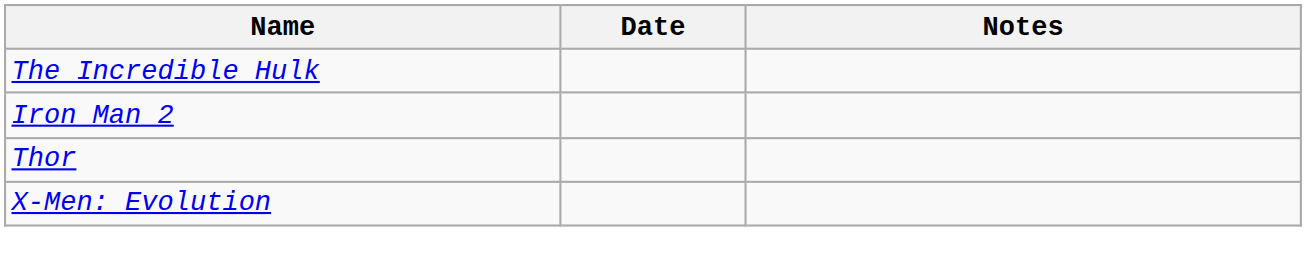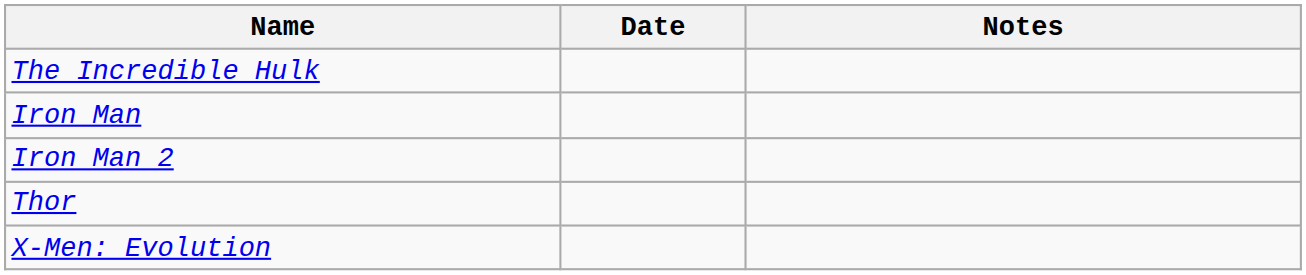+ row: (76, 115)
